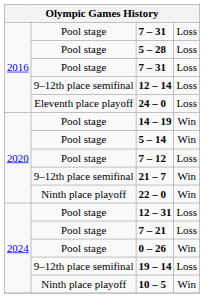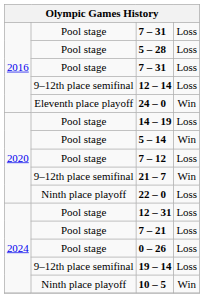(187, 103) Loss -> (187, 103) Win
(187, 121) Win -> (187, 121) Loss
(187, 194) Win -> (187, 194) Loss
(187, 248) Win -> (187, 248) Loss
